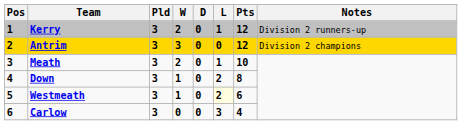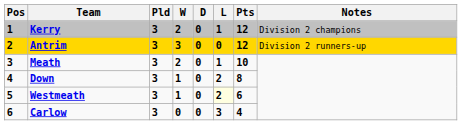(313, 30) Division 2 runners-up -> (310, 30) Division 2 champions
(310, 46) Division 2 champions -> (313, 46) Division 2 runners-up
